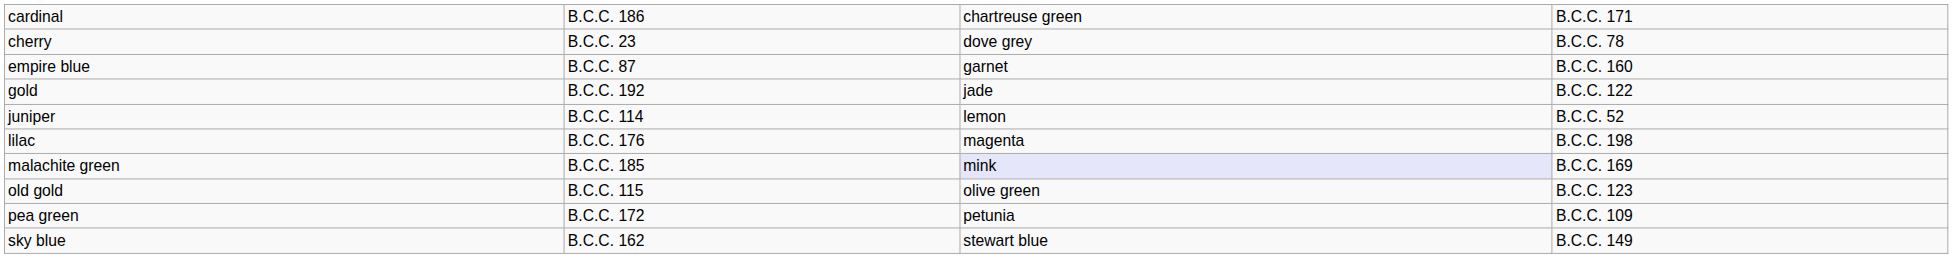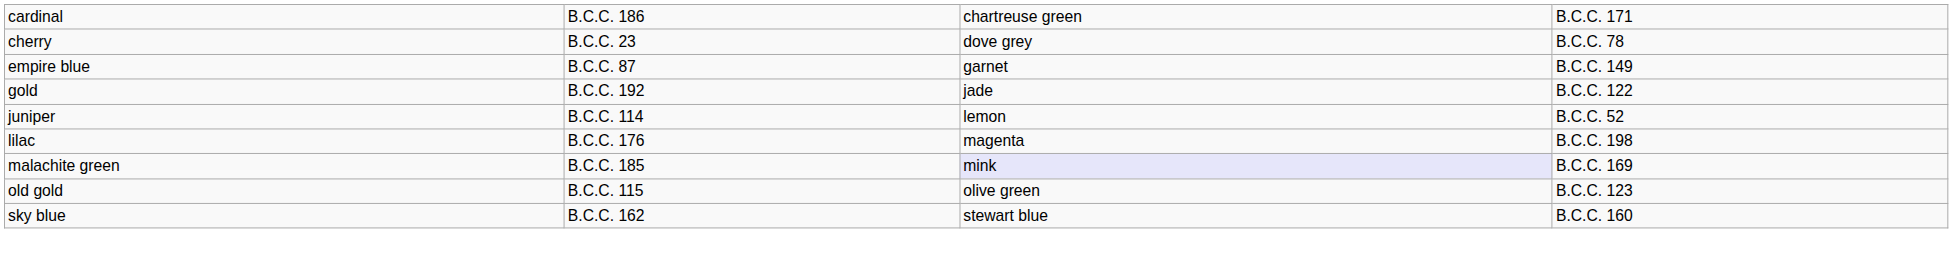(1594, 66) B.C.C. 160 -> (1594, 66) B.C.C. 149
- row: (43, 215)
(1594, 240) B.C.C. 149 -> (1594, 215) B.C.C. 160
